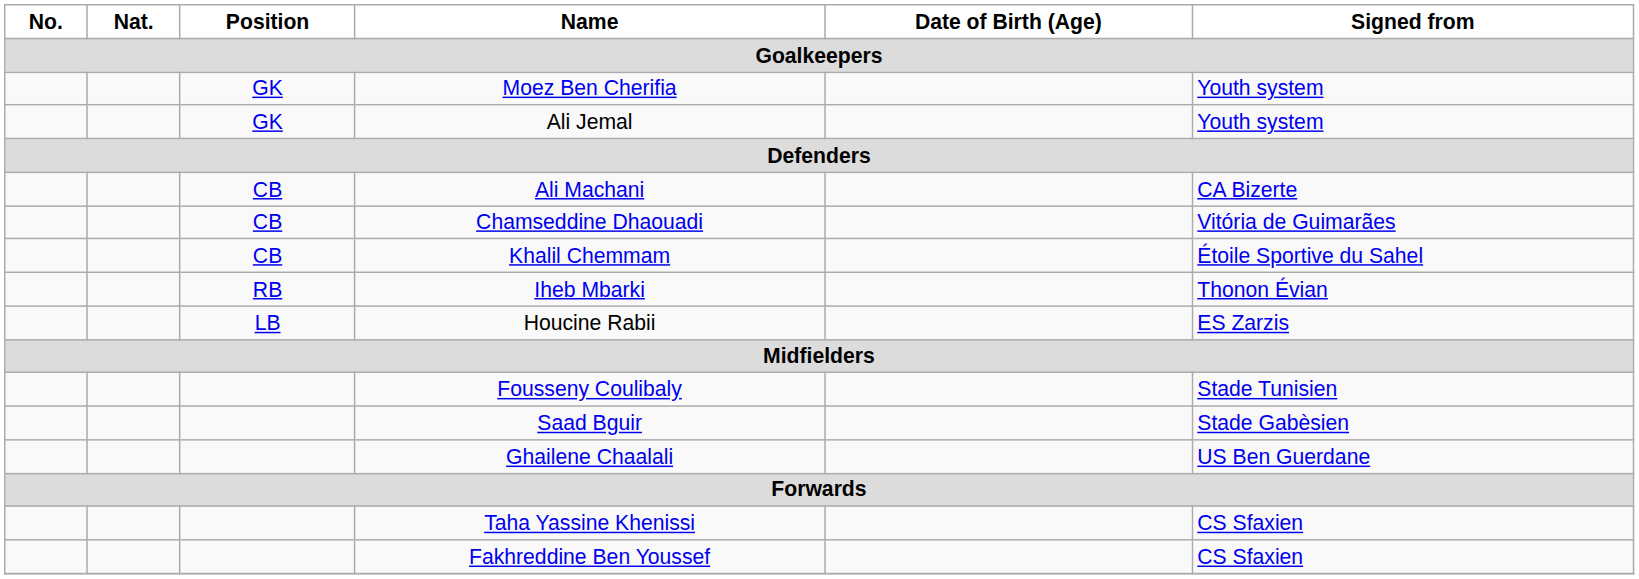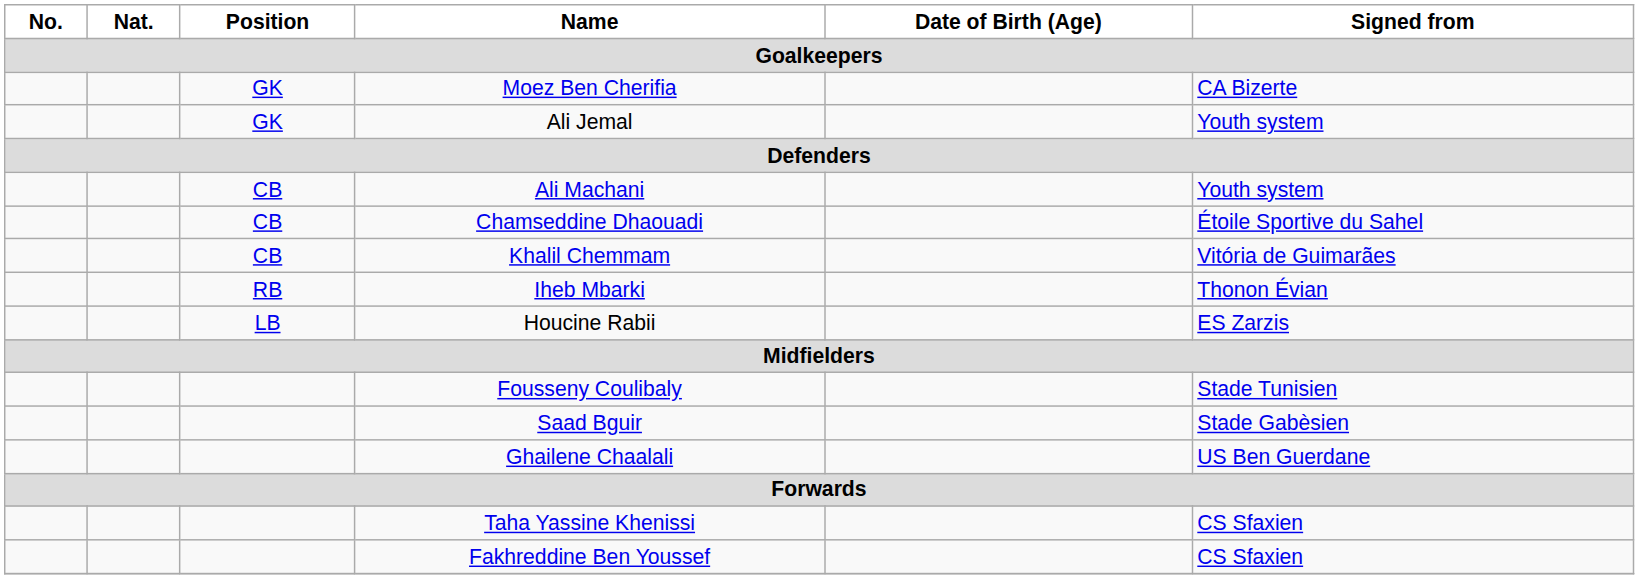(1260, 89) Youth system -> (1247, 89) CA Bizerte
(1247, 189) CA Bizerte -> (1260, 189) Youth system
(1296, 223) Vitória de Guimarães -> (1310, 223) Étoile Sportive du Sahel
(1310, 256) Étoile Sportive du Sahel -> (1296, 256) Vitória de Guimarães
